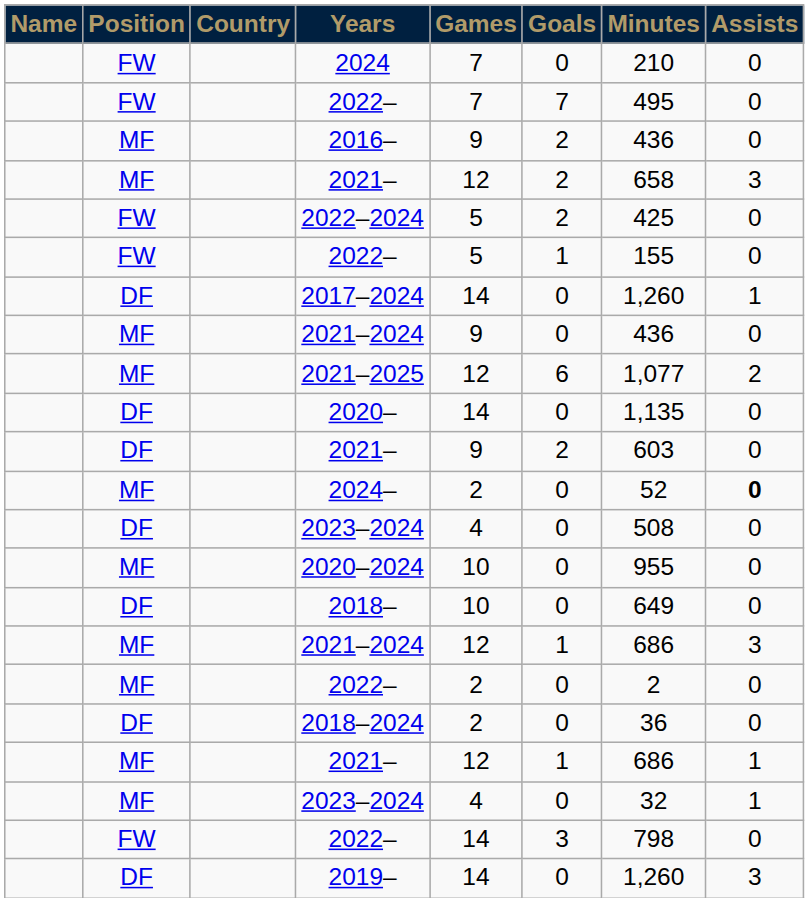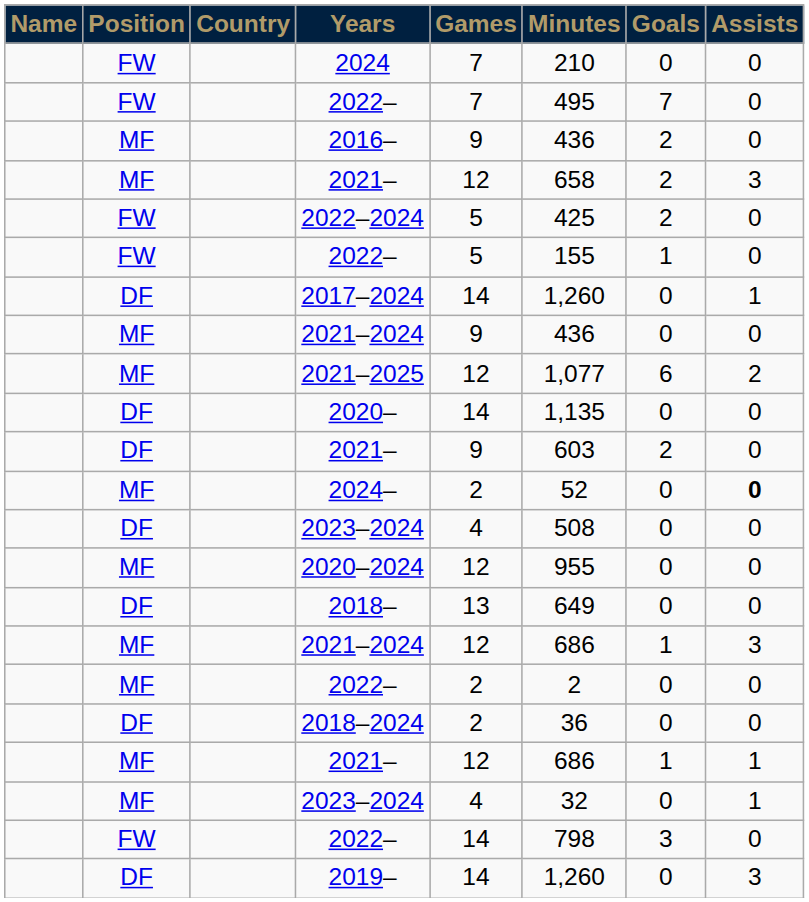columns swapped: (654, 23) <-> (562, 23)
(476, 567) 10 -> (476, 567) 12
(476, 606) 10 -> (476, 606) 13
